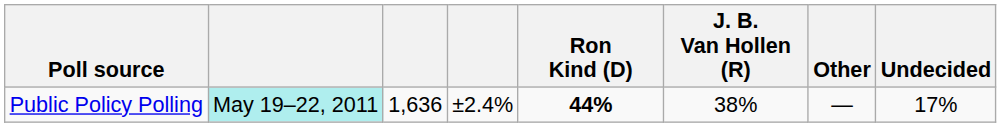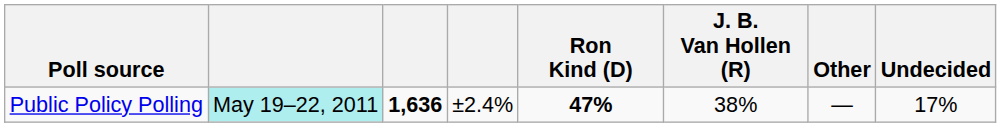(415, 104) normal -> (415, 104) bold
(591, 104) 44% -> (591, 104) 47%
